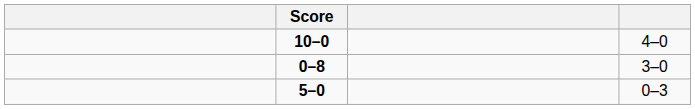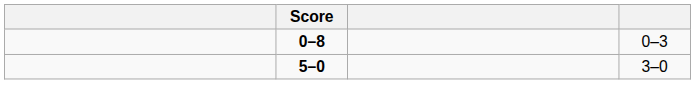- row: (312, 41)
(655, 66) 3–0 -> (655, 41) 0–3
(655, 91) 0–3 -> (655, 66) 3–0
